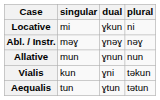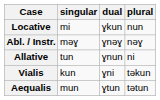(131, 27) ni -> (135, 27) nun
(69, 57) mun -> (67, 57) tun
(135, 57) nun -> (131, 57) ni
(67, 88) tun -> (69, 88) mun
